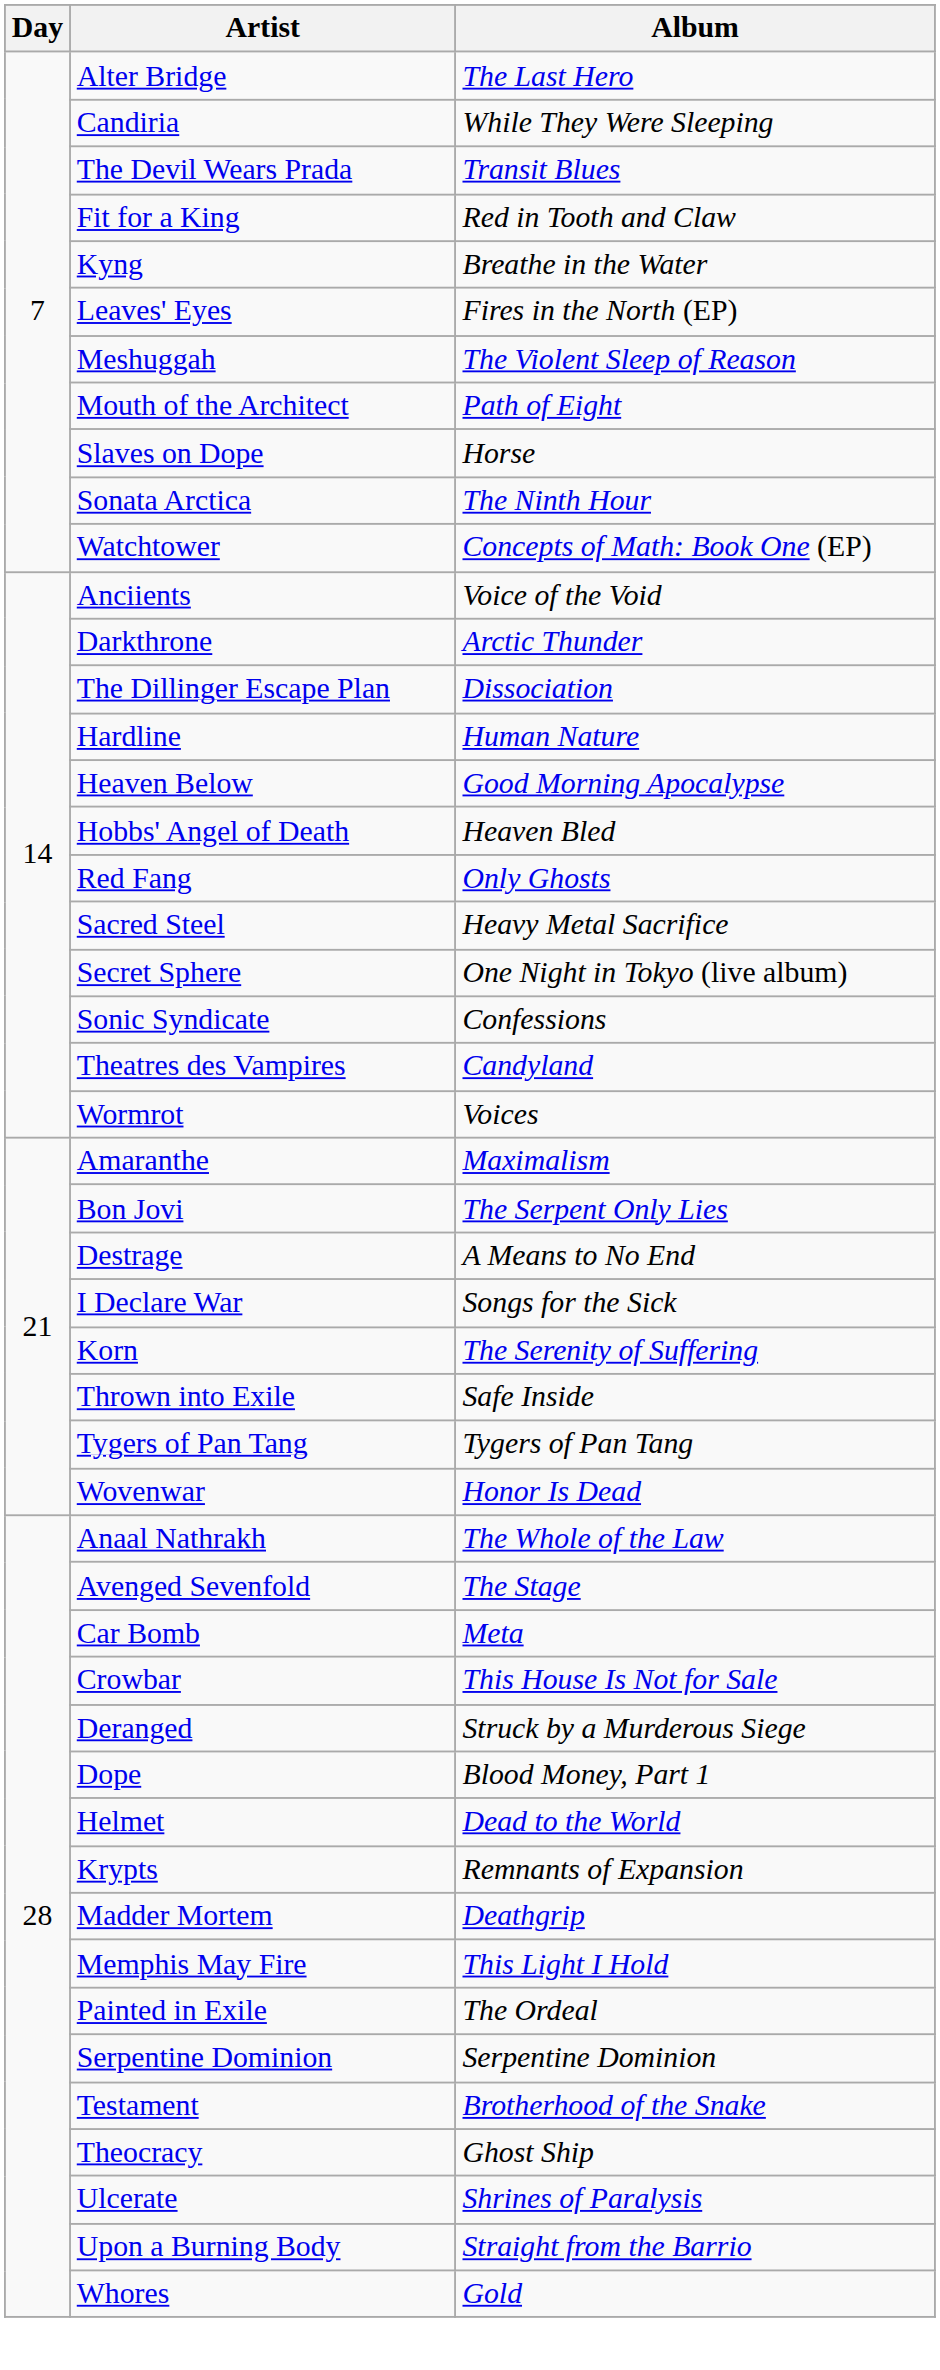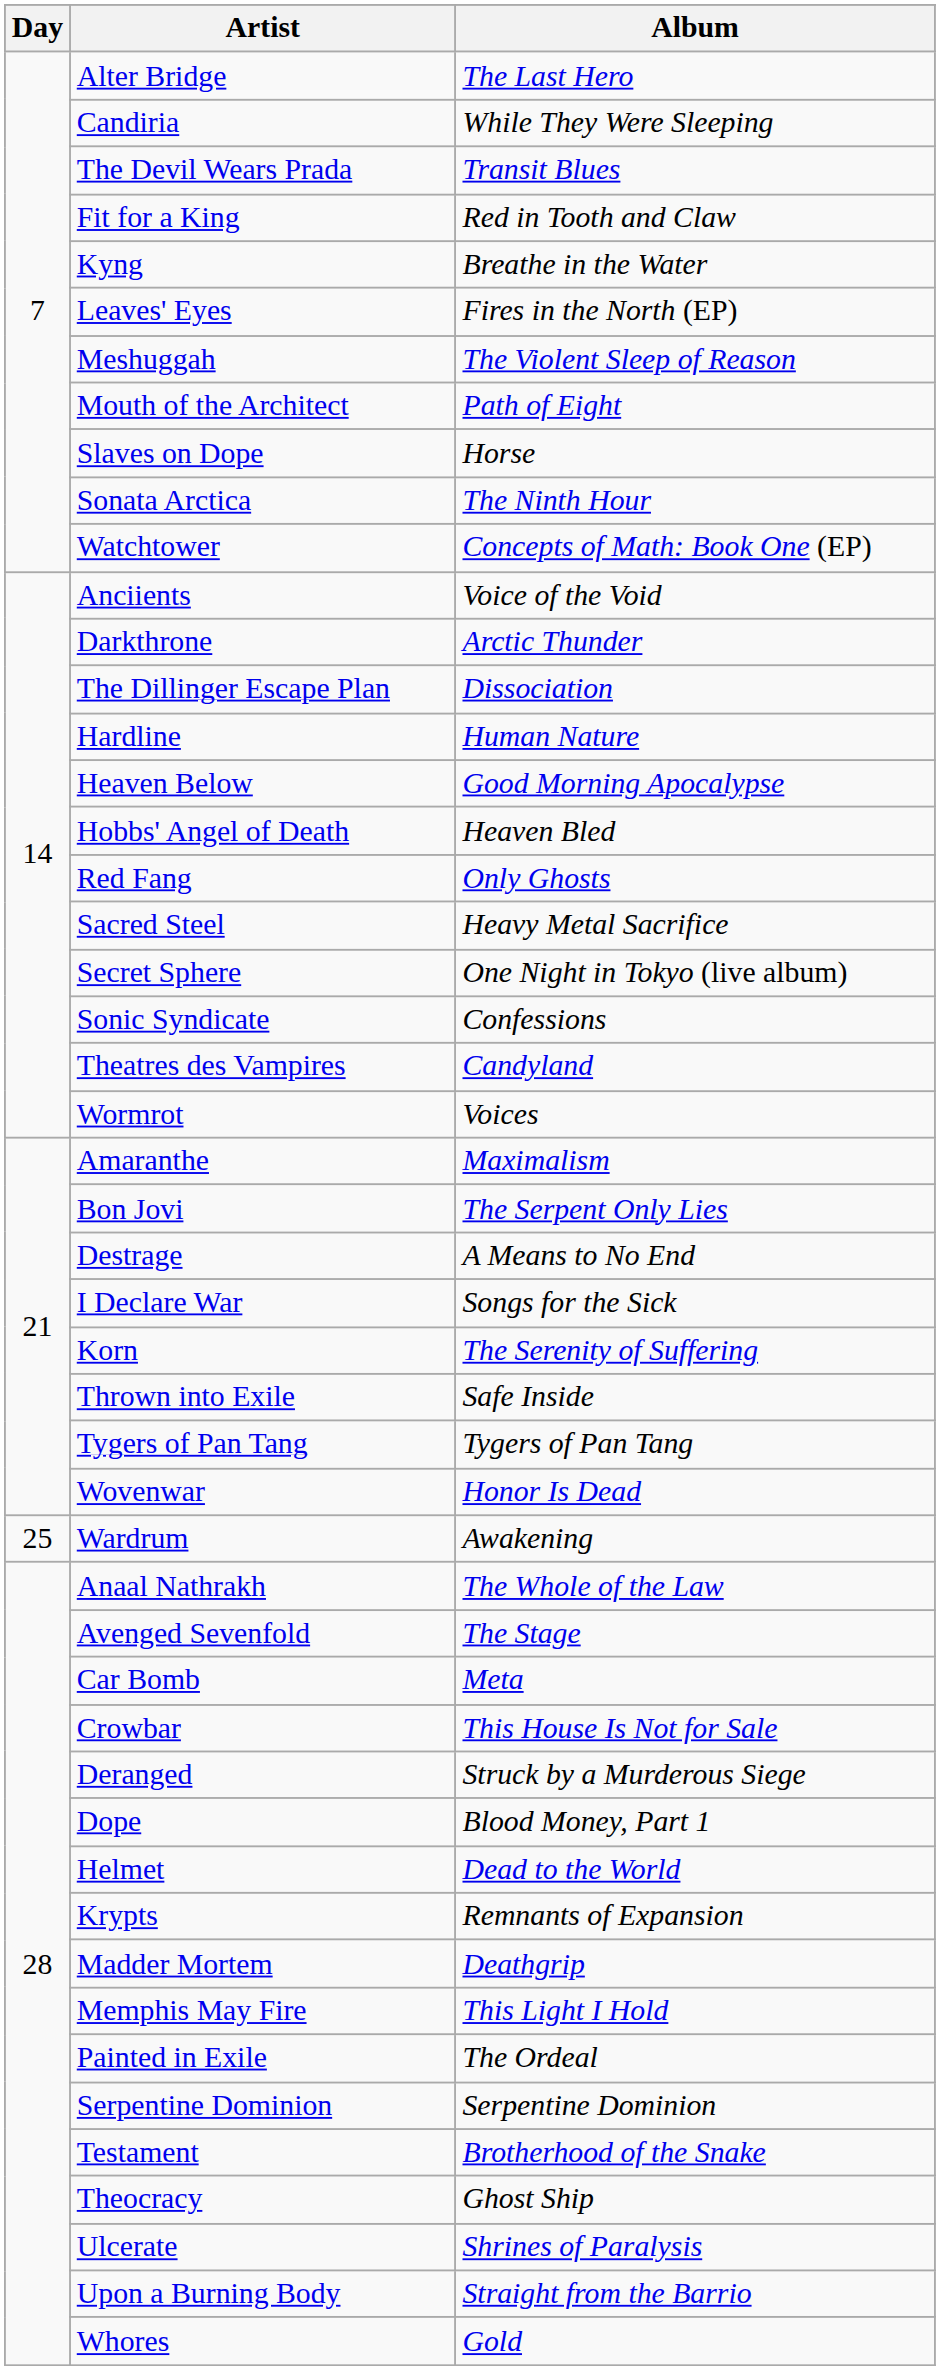+ row: (133, 1538)
